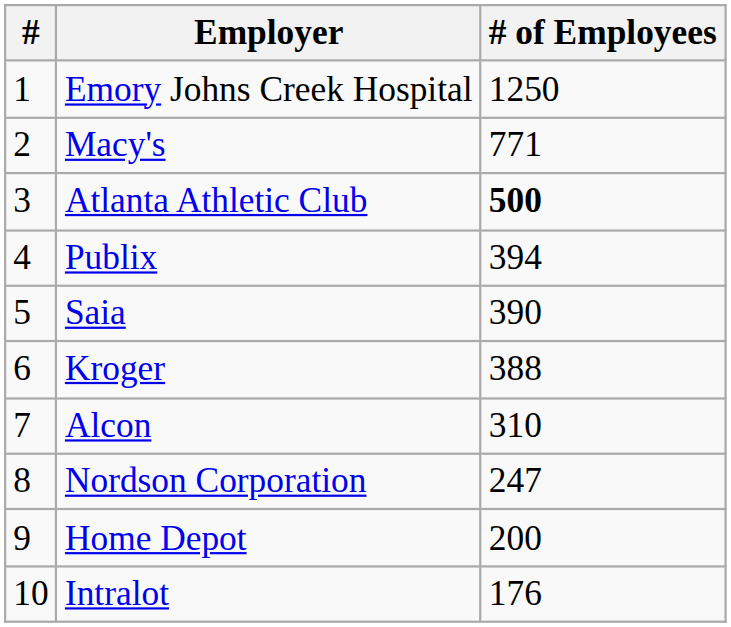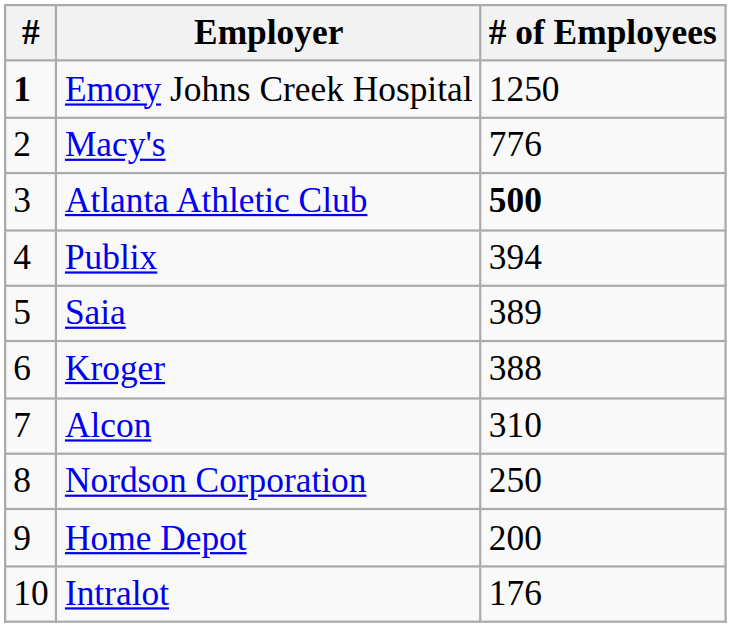(22, 88) normal -> (22, 88) bold
(515, 144) 771 -> (515, 144) 776
(515, 312) 390 -> (515, 312) 389
(515, 481) 247 -> (515, 481) 250
